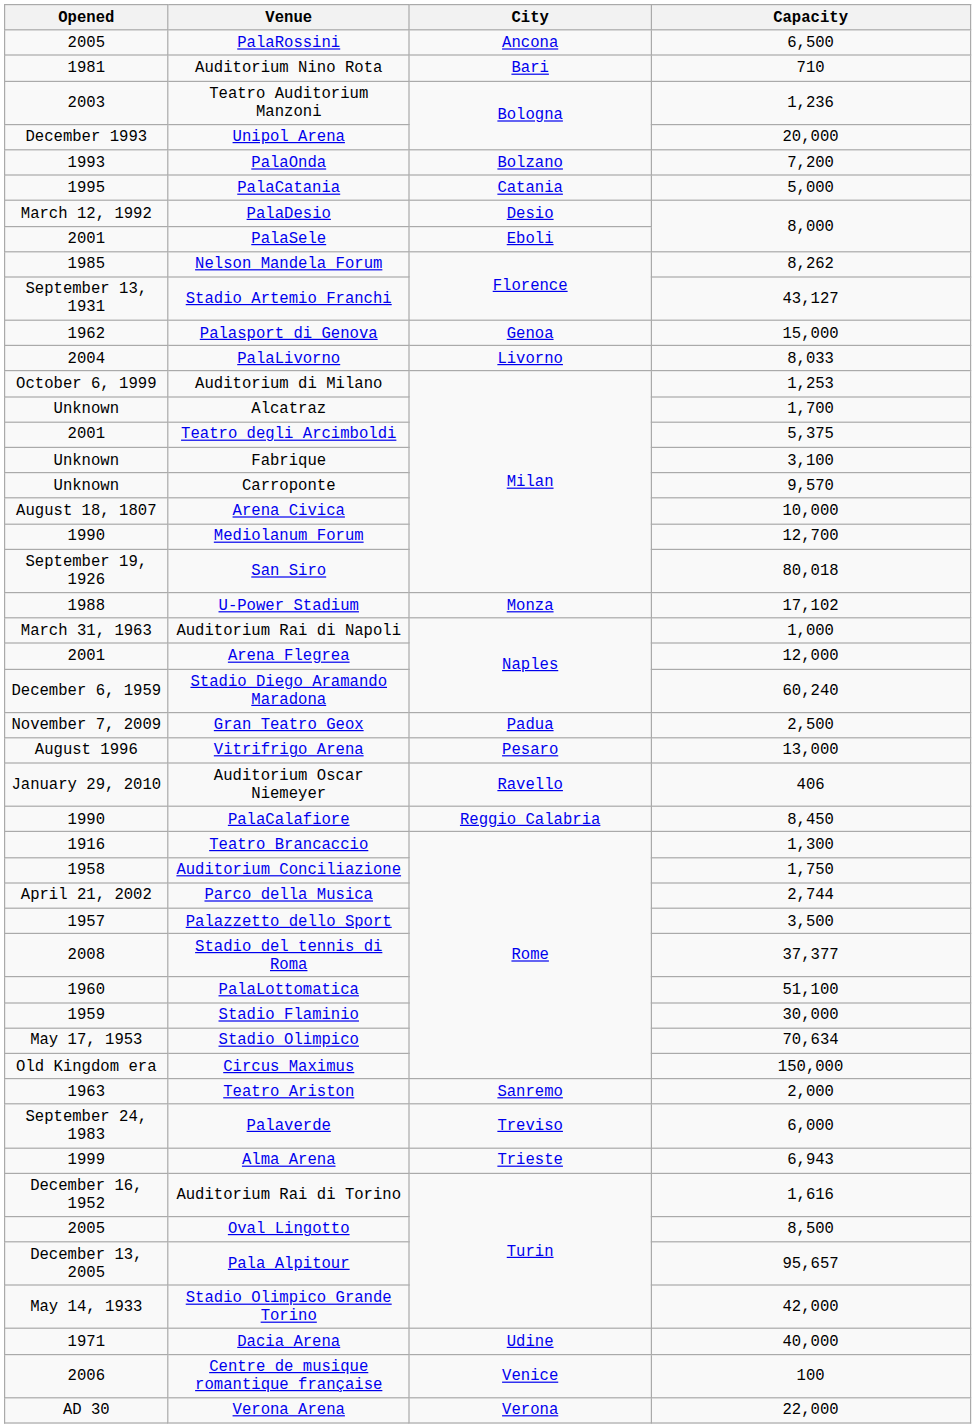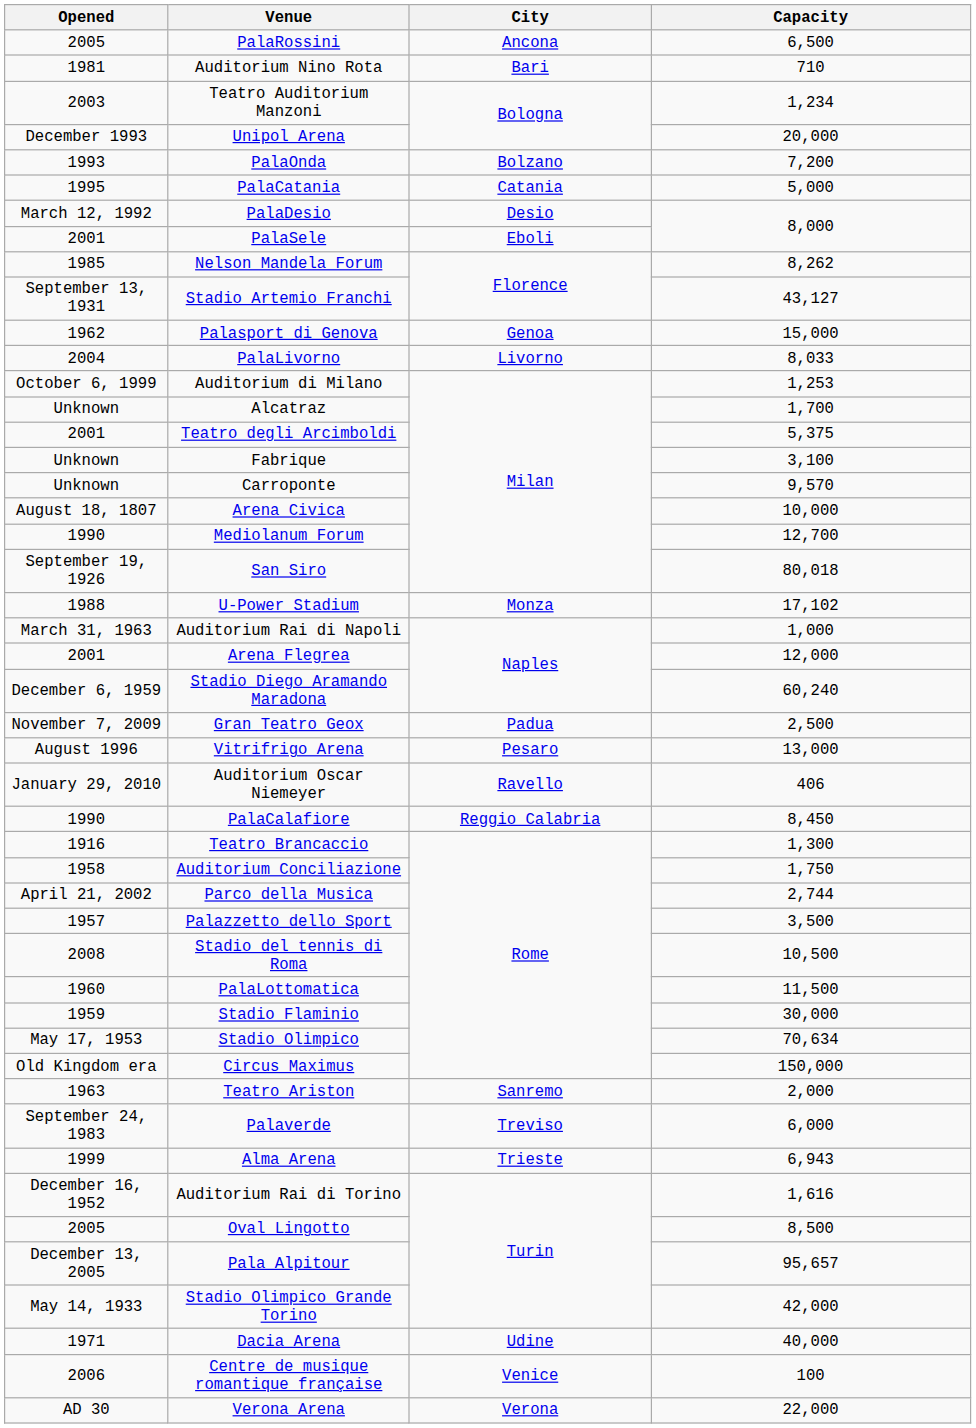(811, 103) 1,236 -> (811, 103) 1,234
(811, 955) 37,377 -> (811, 955) 10,500
(811, 990) 51,100 -> (811, 990) 11,500
